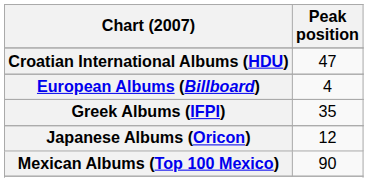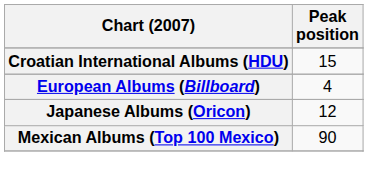(328, 61) 47 -> (328, 61) 15
- row: (148, 112)
